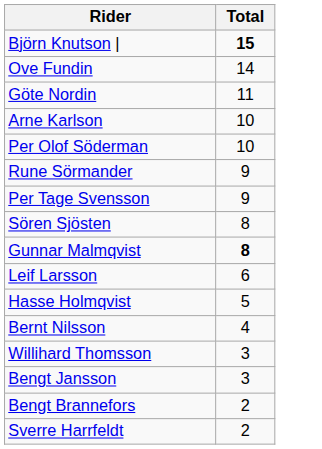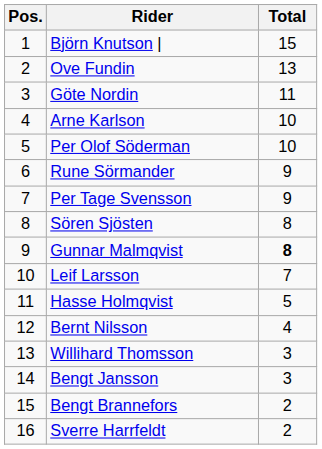+ column: (26, 17)
(245, 43) bold -> (287, 43) normal
(245, 69) 14 -> (287, 69) 13
(245, 276) 6 -> (287, 276) 7
